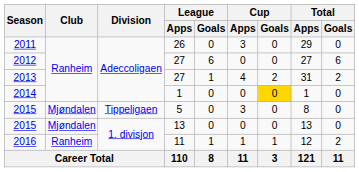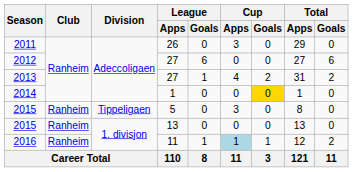(72, 110) Mjøndalen -> (68, 110) Ranheim
(72, 126) Mjøndalen -> (68, 126) Ranheim
(243, 142) no background -> (236, 142) lightblue background
